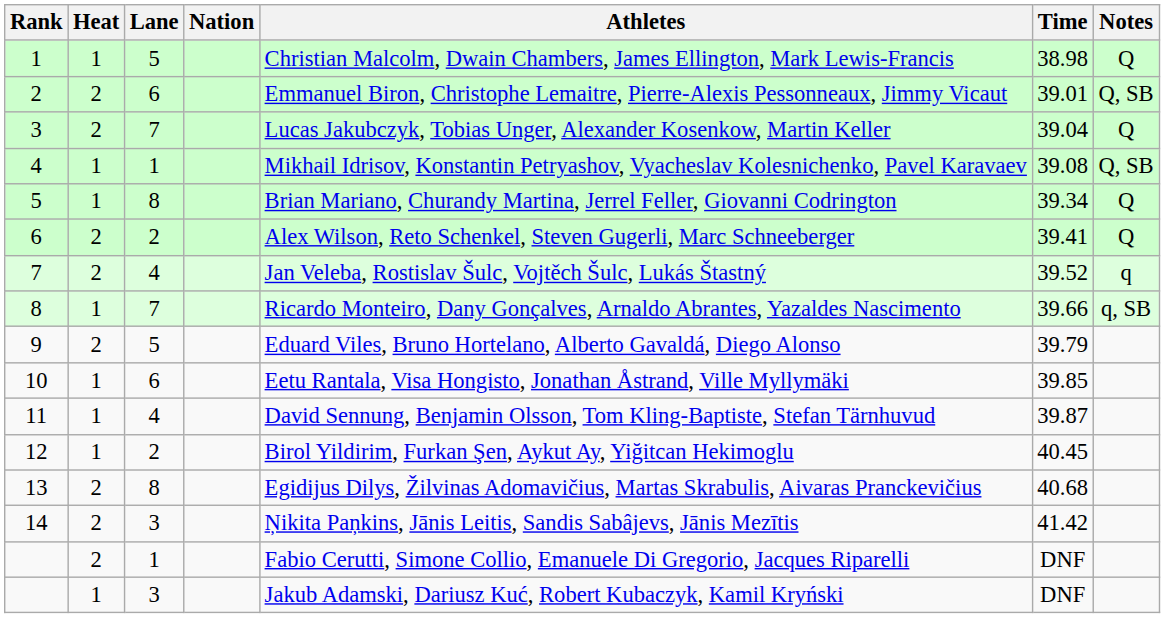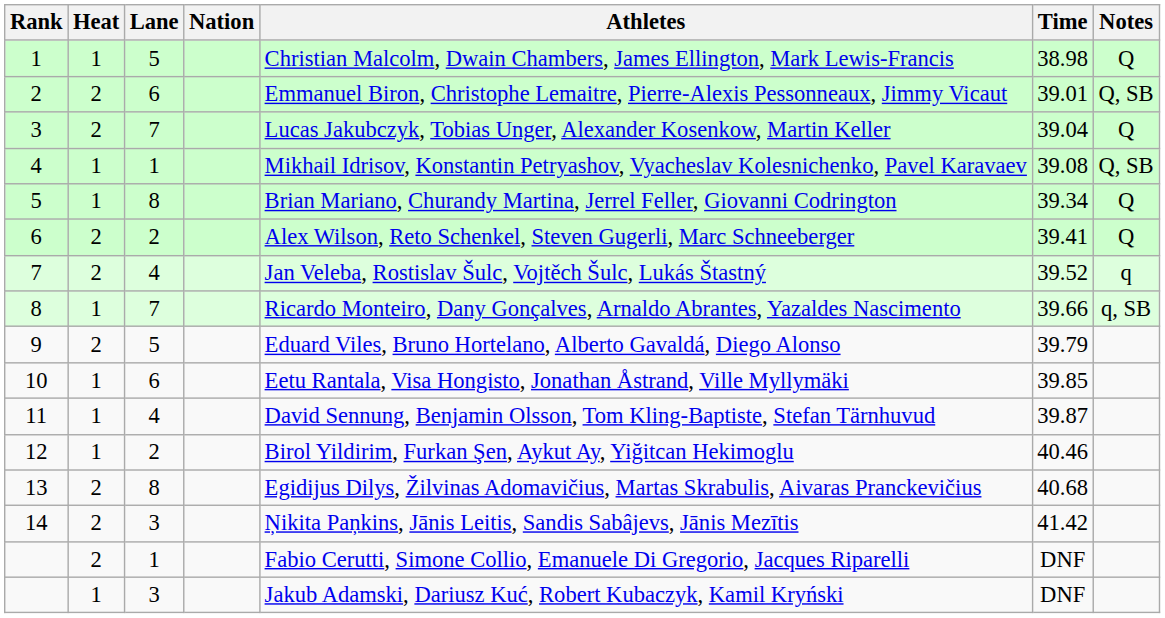(1063, 451) 40.45 -> (1063, 451) 40.46
